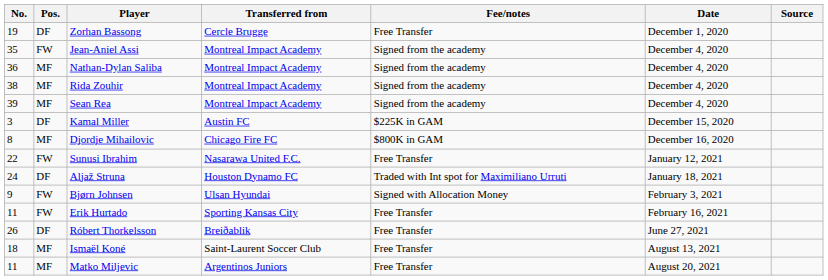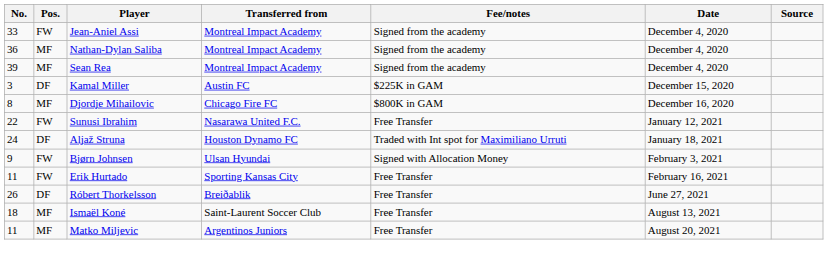- row: (105, 31)
(12, 49) 35 -> (12, 31) 33
- row: (96, 85)
